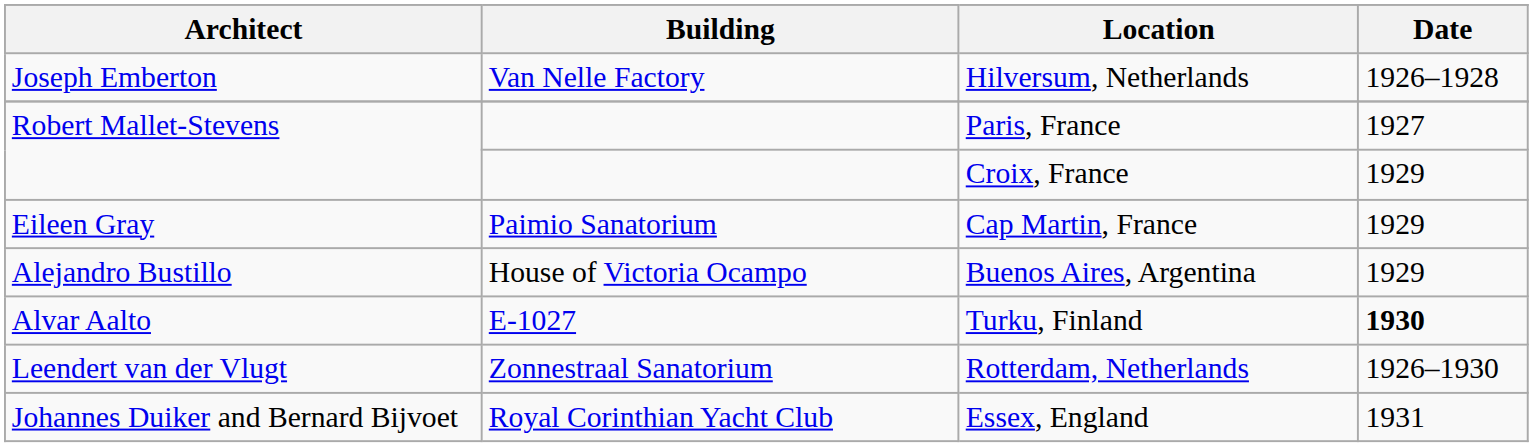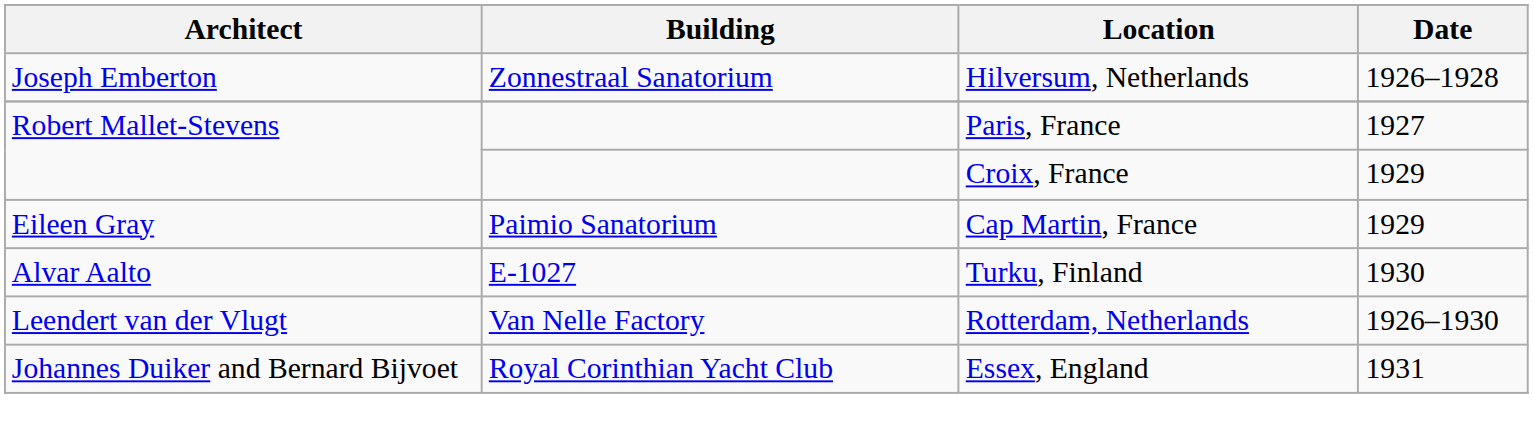(597, 77) Van Nelle Factory -> (631, 77) Zonnestraal Sanatorium
- row: (1111, 271)
(1395, 320) bold -> (1395, 271) normal
(631, 368) Zonnestraal Sanatorium -> (597, 320) Van Nelle Factory
